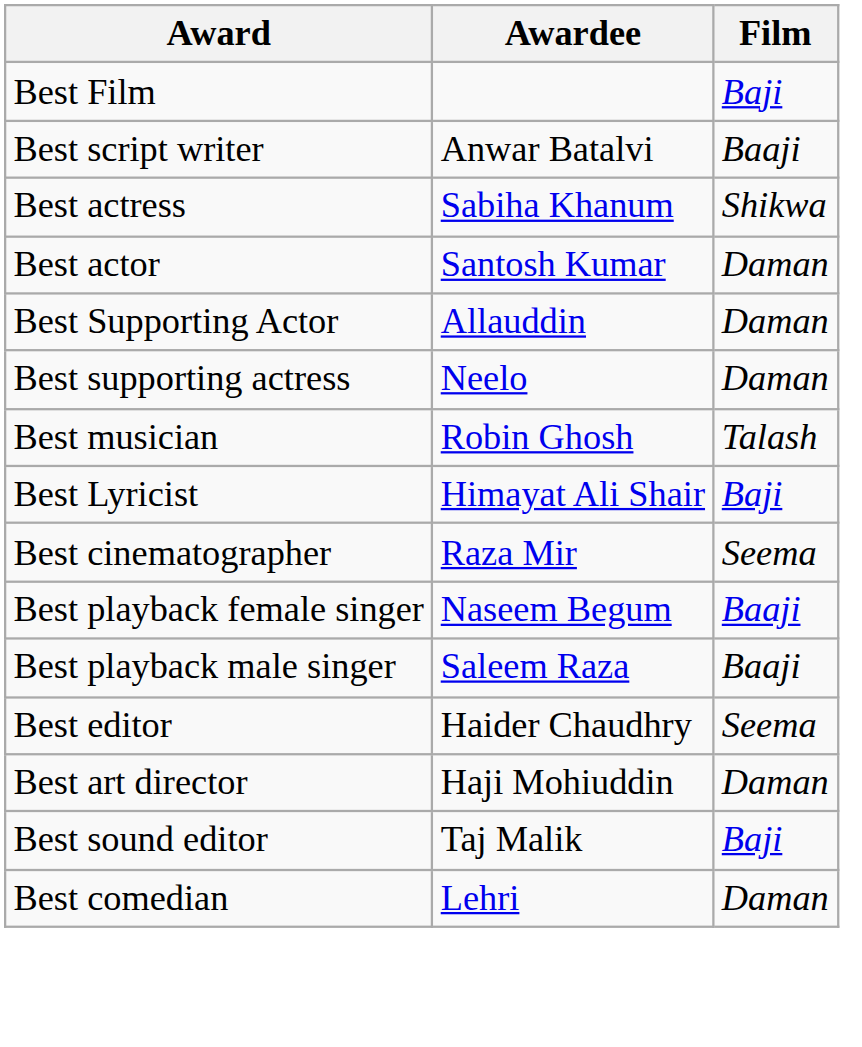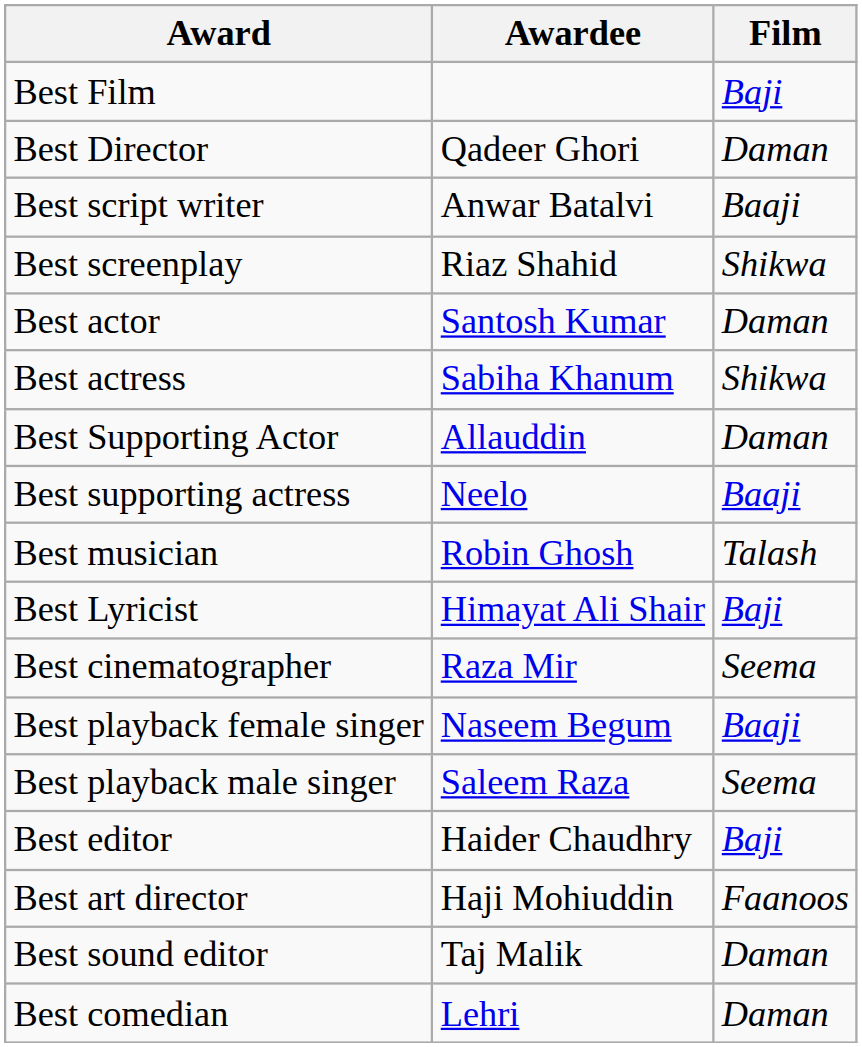+ row: (111, 148)
+ row: (128, 263)
rows swapped: (87, 263) <-> (100, 206)
(775, 378) Daman -> (761, 494) Baaji
(761, 666) Baaji -> (769, 782) Seema
(769, 724) Seema -> (752, 839) Baji
(775, 782) Daman -> (785, 897) Faanoos
(752, 839) Baji -> (775, 954) Daman
